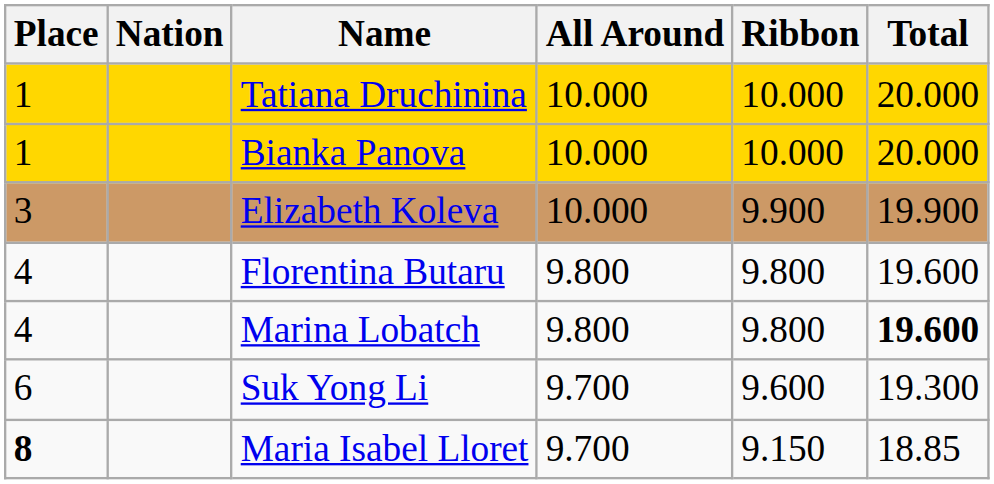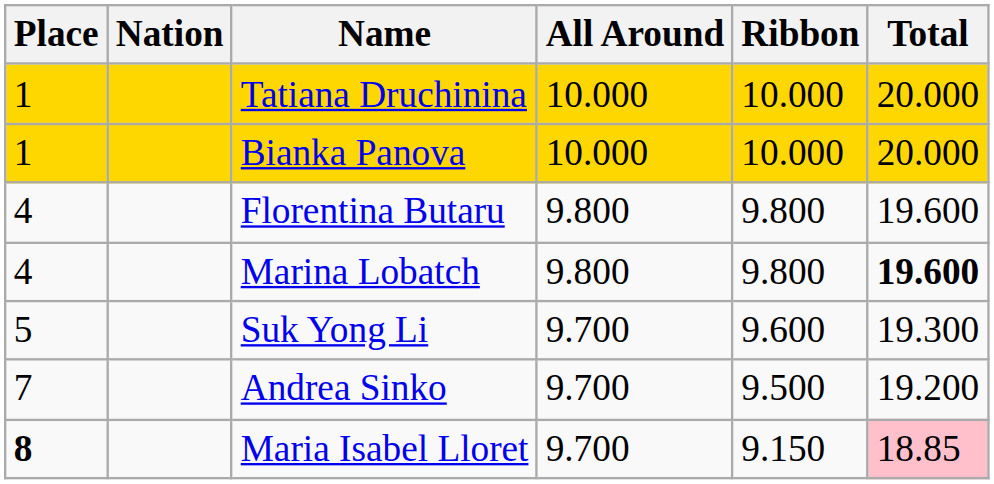- row: (370, 211)
(23, 388) 6 -> (23, 329) 5
+ row: (344, 388)
(919, 447) no background -> (919, 447) pink background
